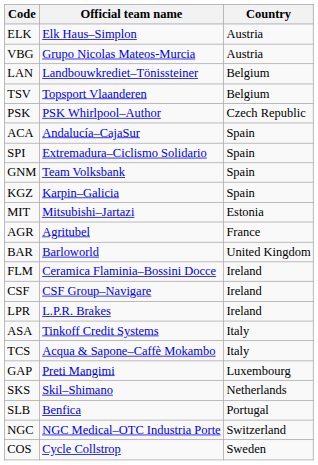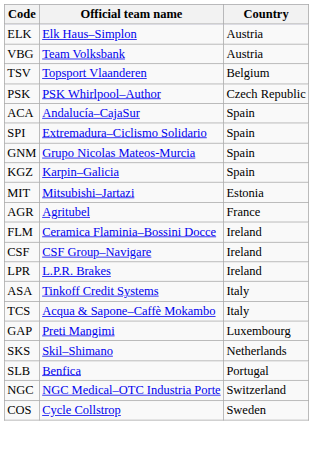(119, 53) Grupo Nicolas Mateos-Murcia -> (84, 53) Team Volksbank
- row: (20, 73)
(84, 172) Team Volksbank -> (119, 152) Grupo Nicolas Mateos-Murcia
- row: (20, 251)
